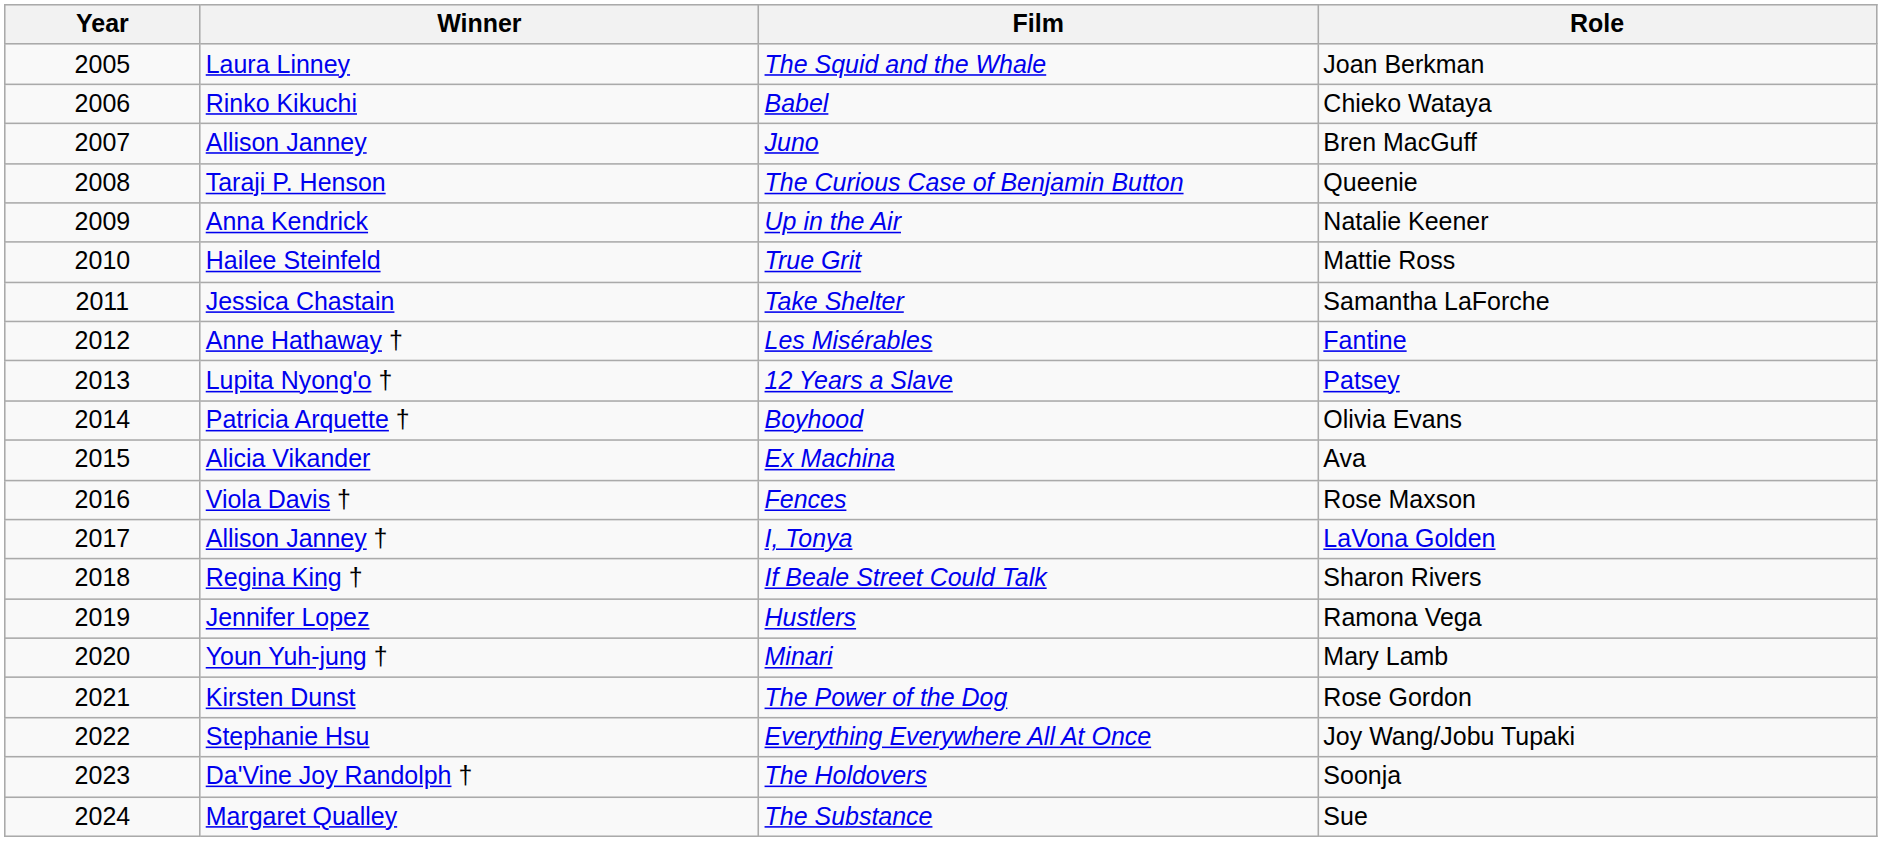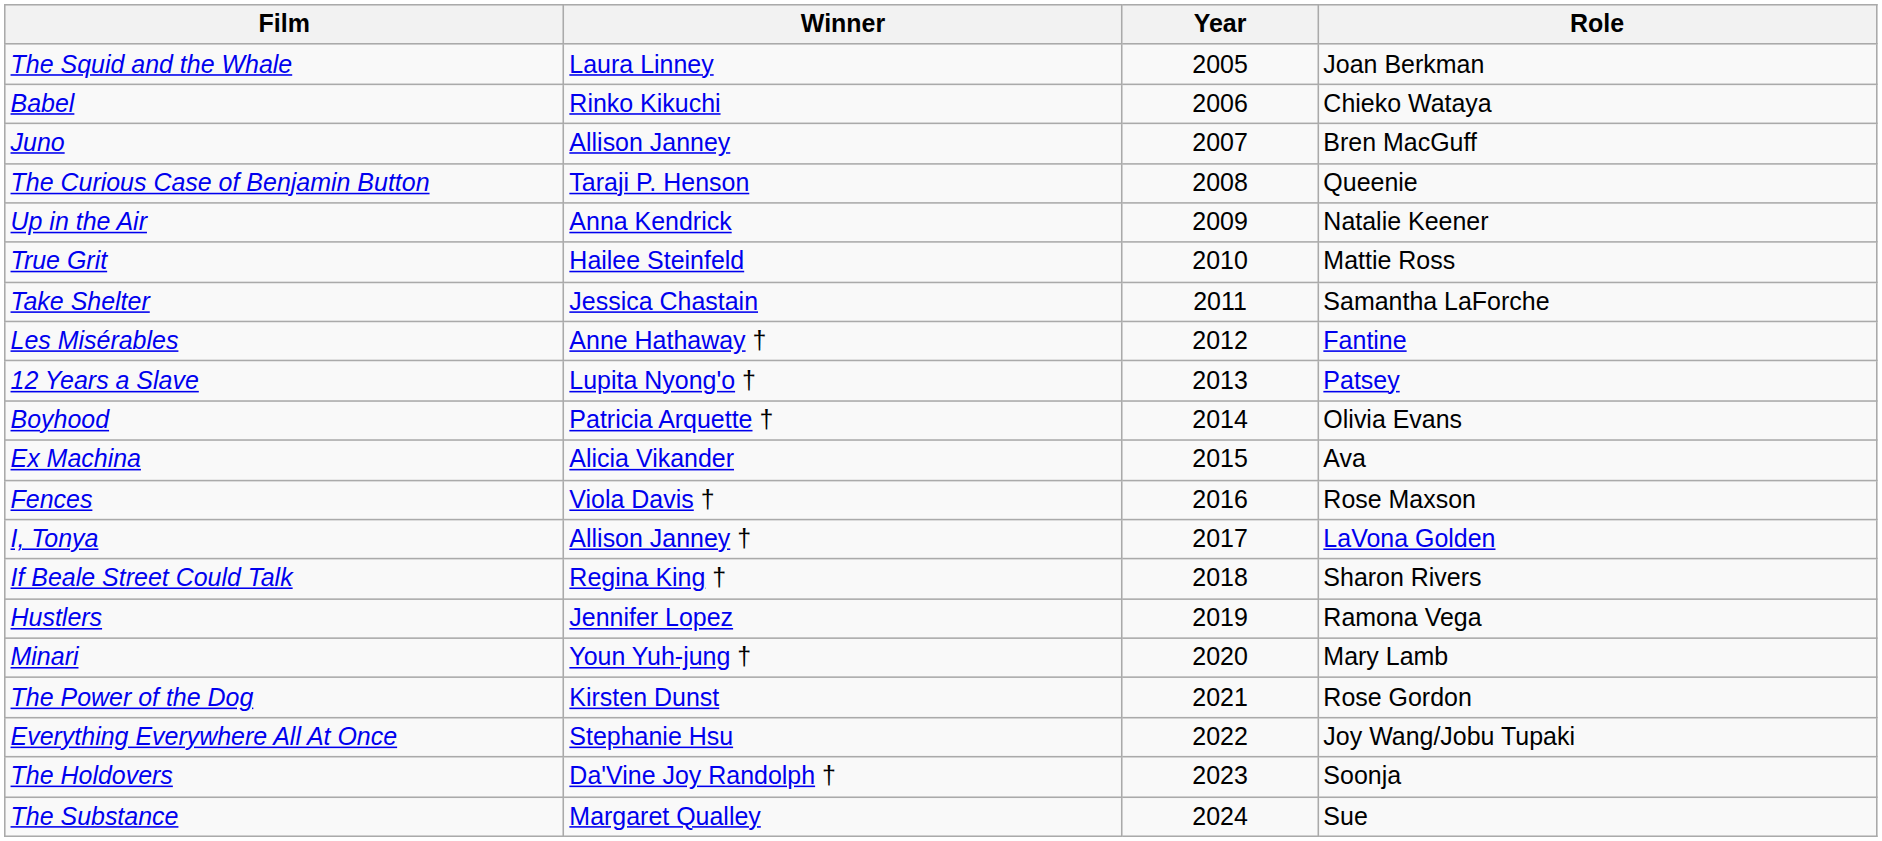columns swapped: (102, 24) <-> (1038, 24)
